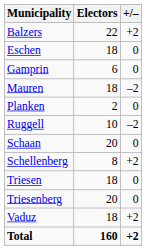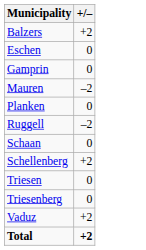- column: (97, 13)
